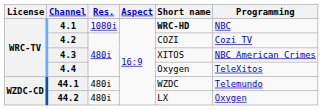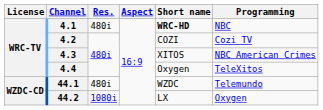(104, 26) 1080i -> (101, 26) 480i
(101, 98) 480i -> (104, 98) 1080i
